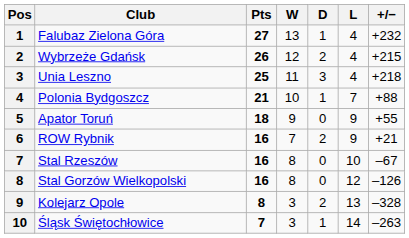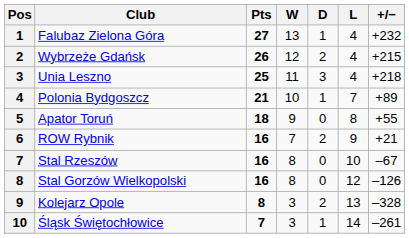(386, 98) +88 -> (386, 98) +89
(353, 118) 9 -> (353, 118) 8
(386, 222) –263 -> (386, 222) –261
